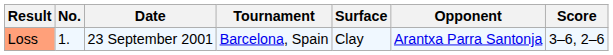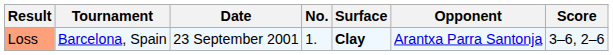columns swapped: (70, 15) <-> (274, 15)
(349, 38) normal -> (350, 38) bold
